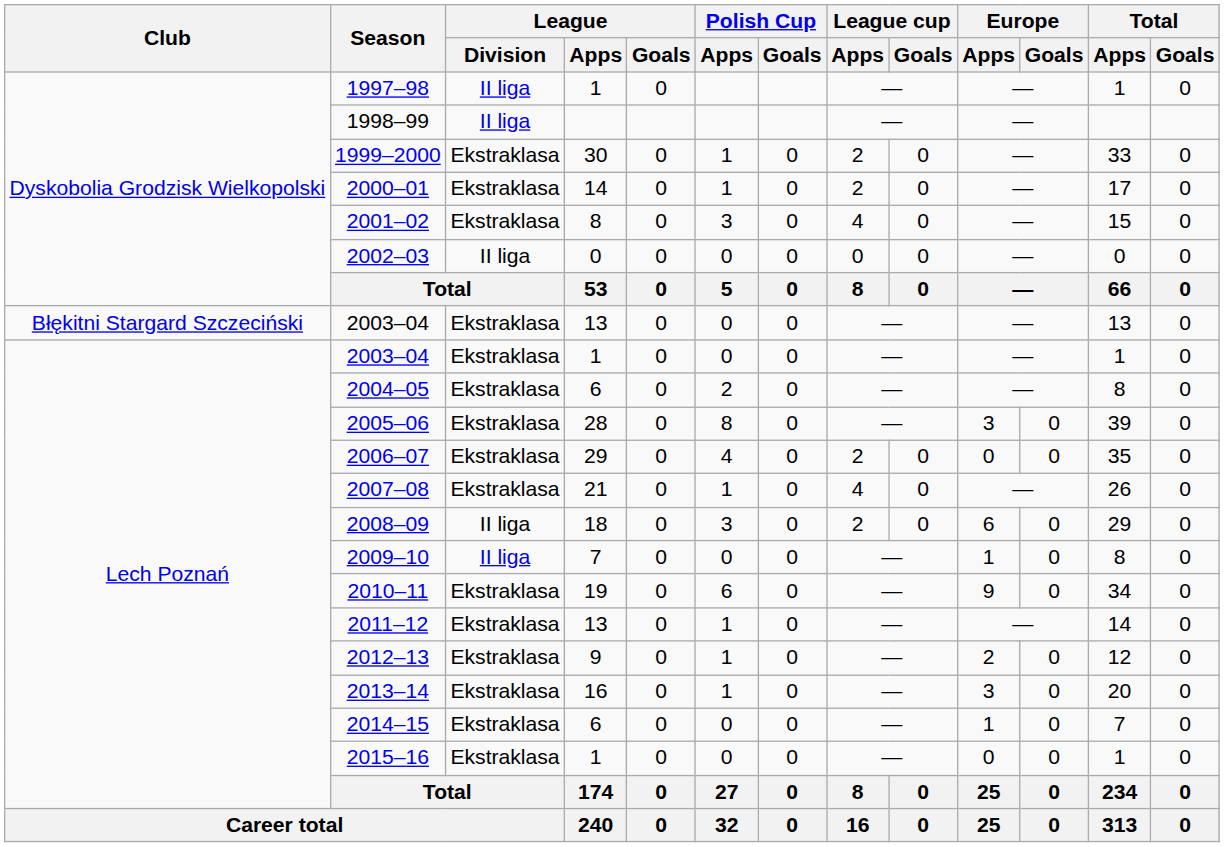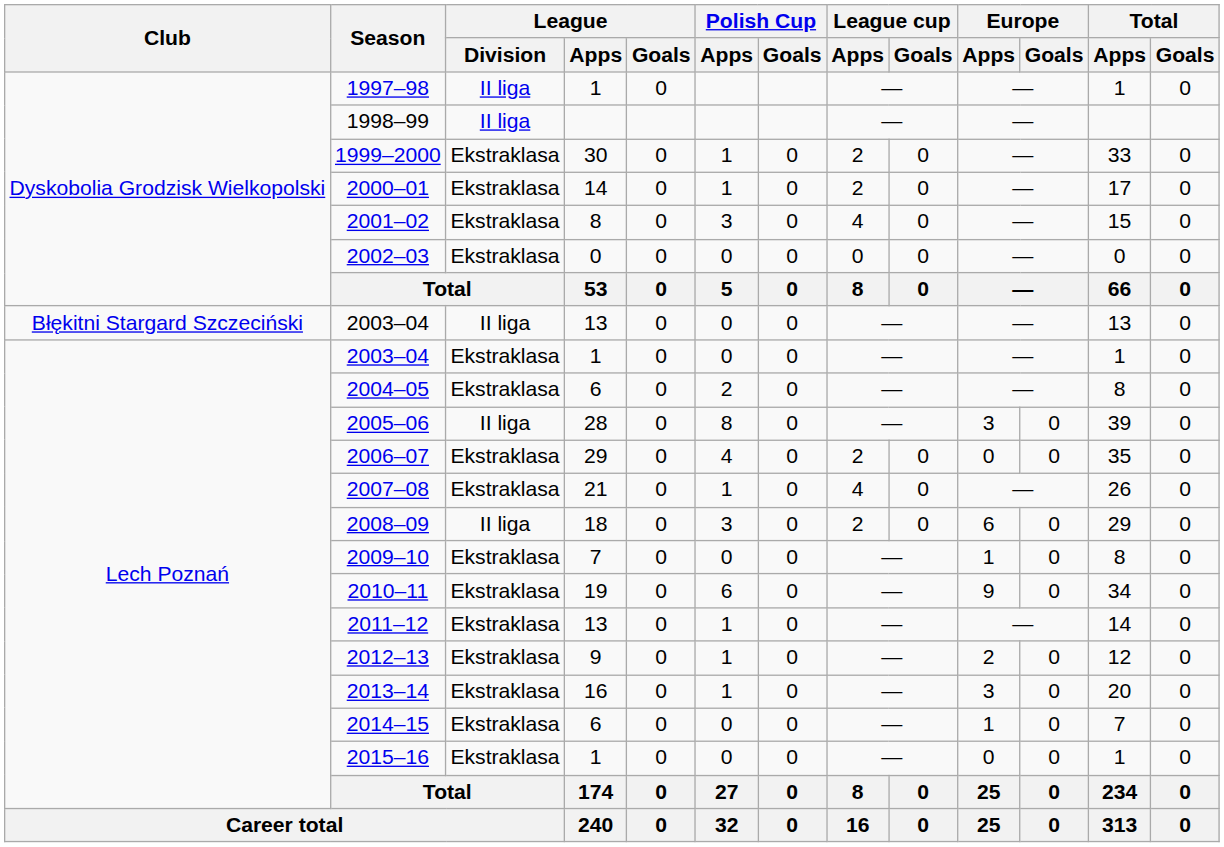(505, 255) II liga -> (505, 255) Ekstraklasa
(505, 322) Ekstraklasa -> (505, 322) II liga
(505, 423) Ekstraklasa -> (505, 423) II liga
(505, 557) II liga -> (505, 557) Ekstraklasa
